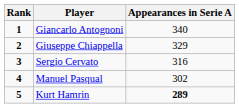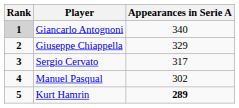(19, 29) no background -> (19, 29) lightgrey background
(180, 62) 316 -> (180, 62) 317
